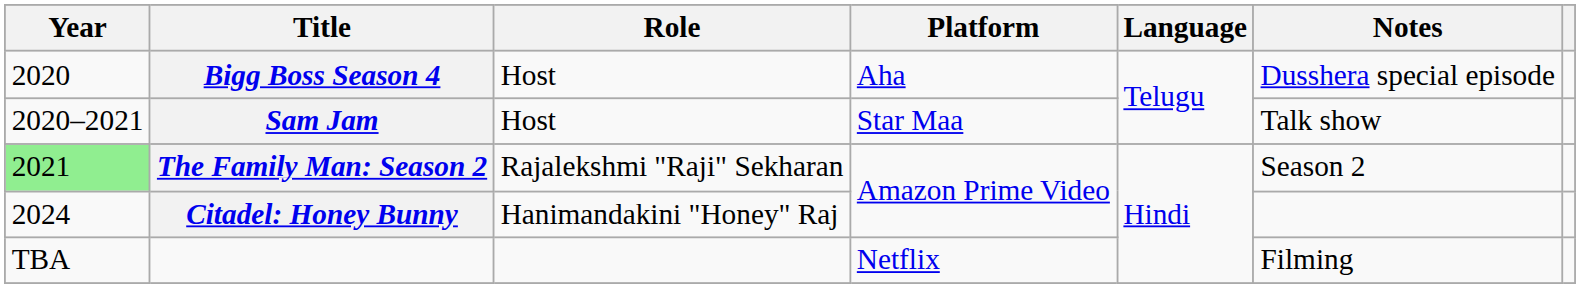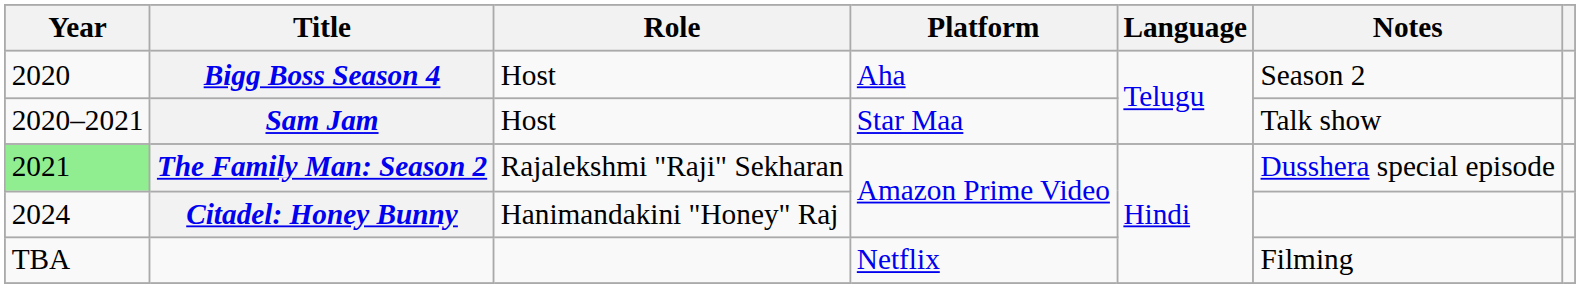(1408, 74) Dusshera special episode -> (1313, 74) Season 2
(1313, 167) Season 2 -> (1408, 167) Dusshera special episode
